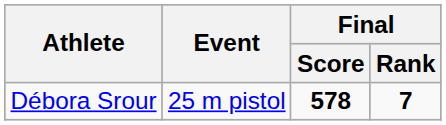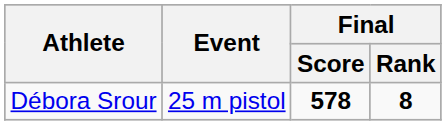(406, 101) 7 -> (406, 101) 8
